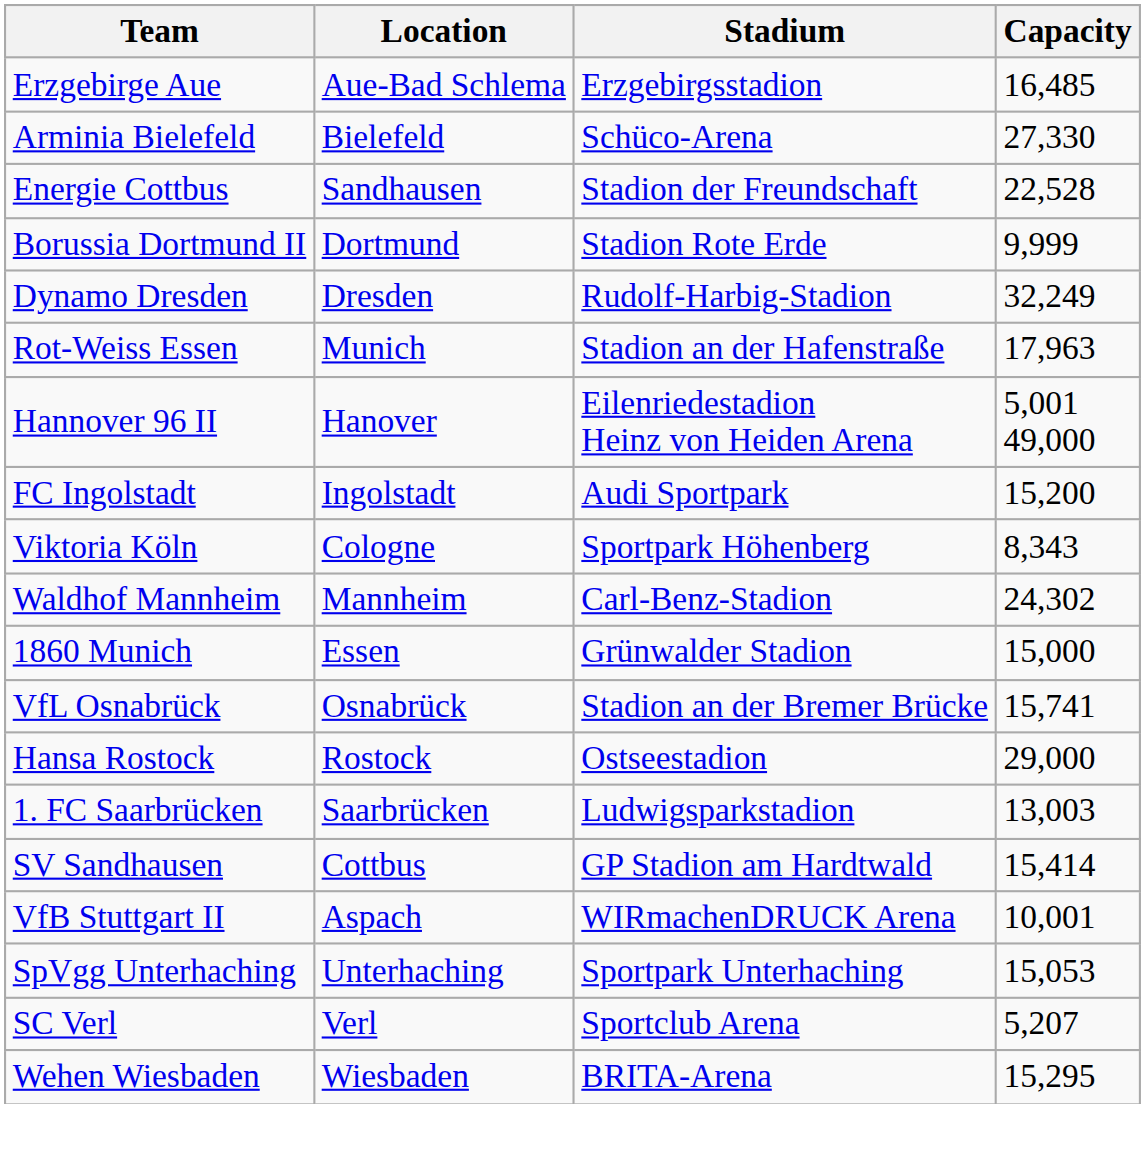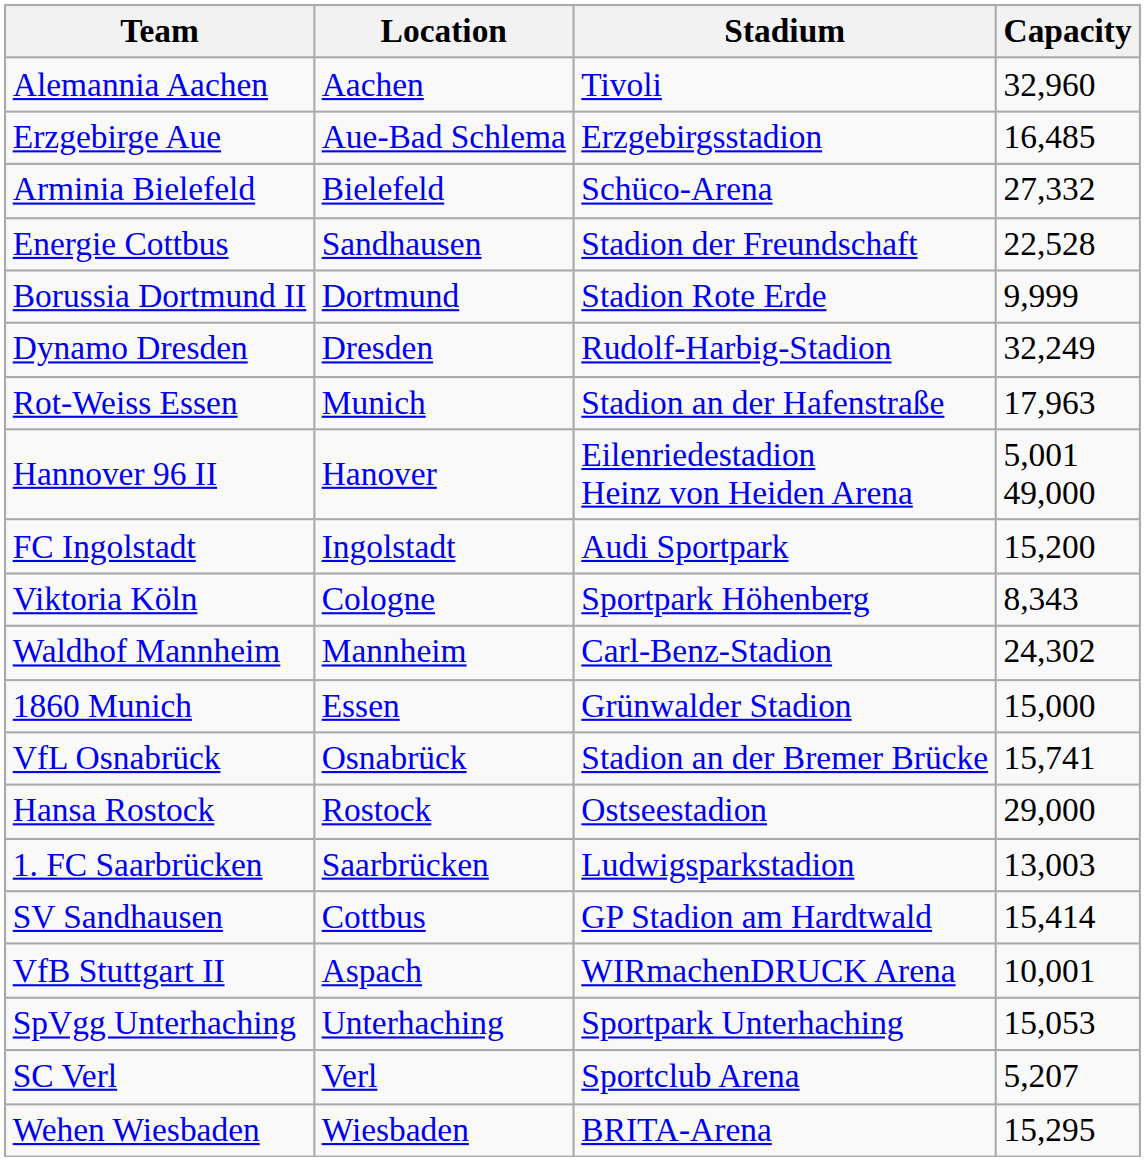+ row: (140, 84)
(1049, 137) 27,330 -> (1049, 190) 27,332
